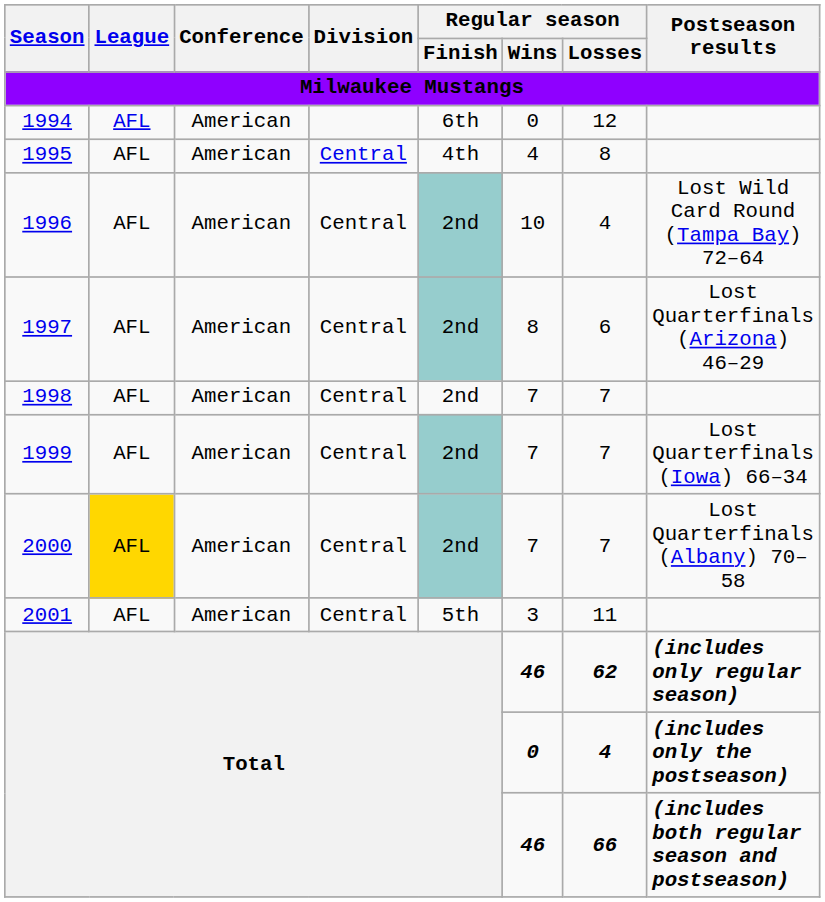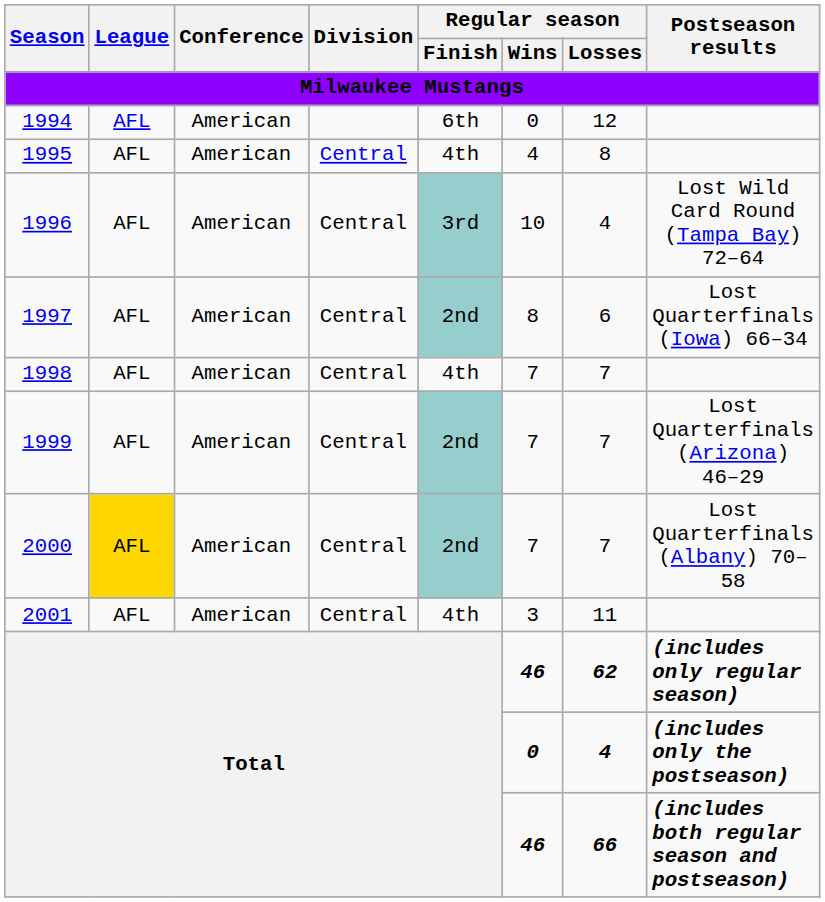(460, 225) 2nd -> (460, 225) 3rd
(733, 329) Lost Quarterfinals (Arizona) 46–29 -> (733, 317) Lost Quarterfinals (Iowa) 66–34
(460, 398) 2nd -> (460, 374) 4th
(733, 455) Lost Quarterfinals (Iowa) 66–34 -> (733, 443) Lost Quarterfinals (Arizona) 46–29
(460, 616) 5th -> (460, 616) 4th
